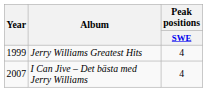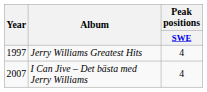(16, 53) 1999 -> (16, 53) 1997
